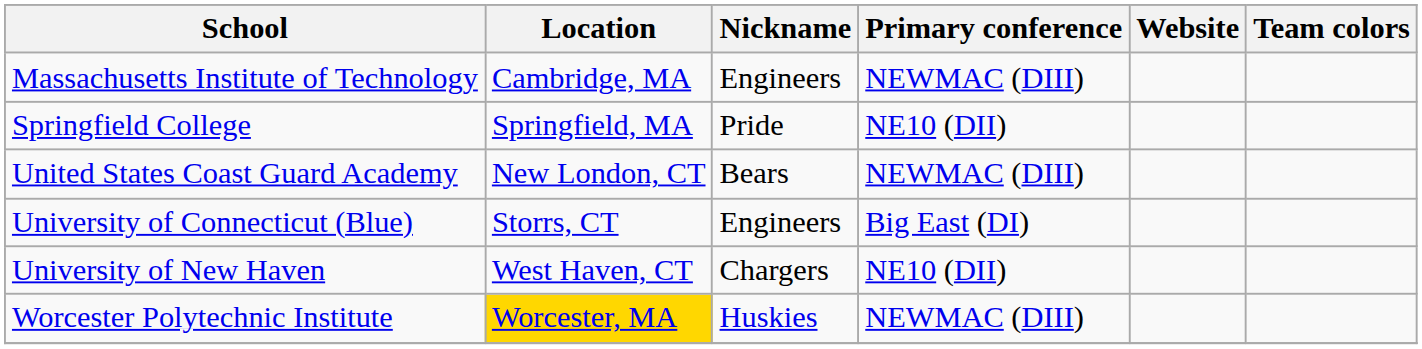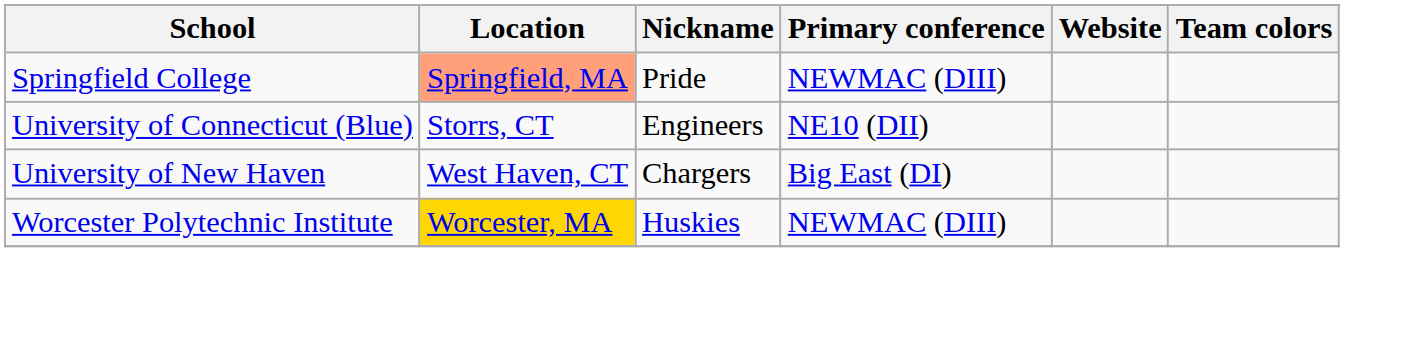- row: (245, 76)
(592, 125) no background -> (527, 76) lightsalmon background
(936, 125) NE10 (DII) -> (897, 76) NEWMAC (DIII)
- row: (235, 173)
(947, 221) Big East (DI) -> (858, 125) NE10 (DII)
(936, 269) NE10 (DII) -> (870, 173) Big East (DI)
